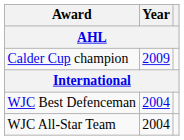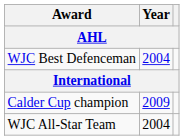rows swapped: (68, 59) <-> (72, 102)
